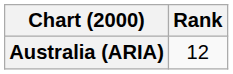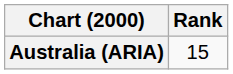(198, 52) 12 -> (198, 52) 15
